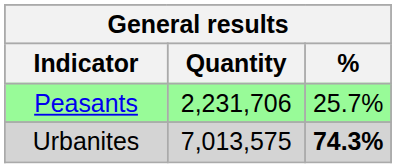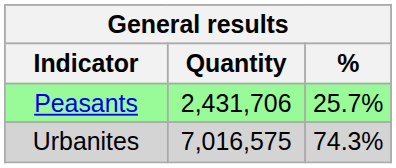(236, 103) 2,231,706 -> (236, 103) 2,431,706
(236, 142) 7,013,575 -> (236, 142) 7,016,575
(348, 142) bold -> (348, 142) normal
